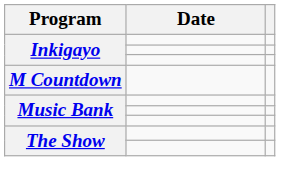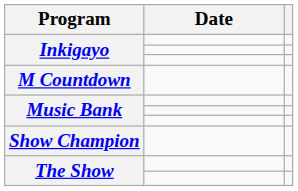+ row: (74, 140)
